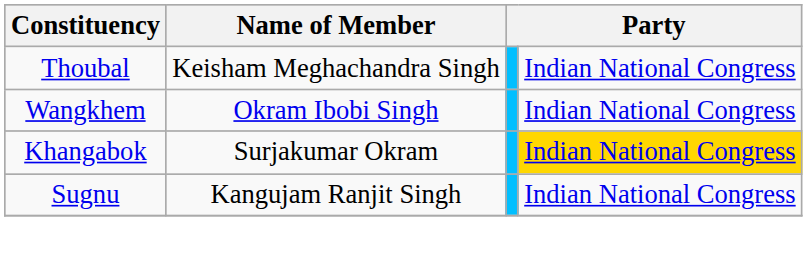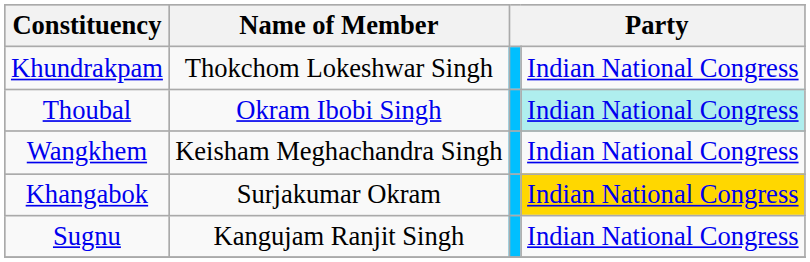+ row: (87, 67)
(336, 67) Keisham Meghachandra Singh -> (339, 109) Okram Ibobi Singh
(660, 67) no background -> (663, 109) paleturquoise background
(336, 109) Okram Ibobi Singh -> (339, 151) Keisham Meghachandra Singh
